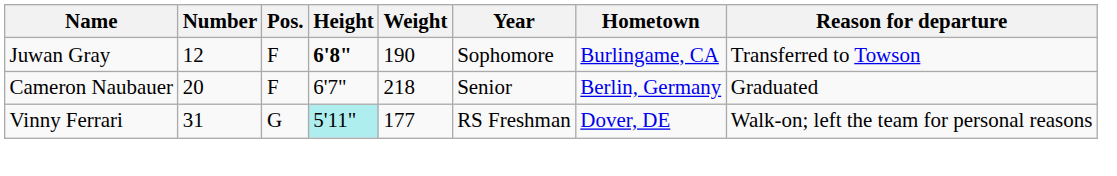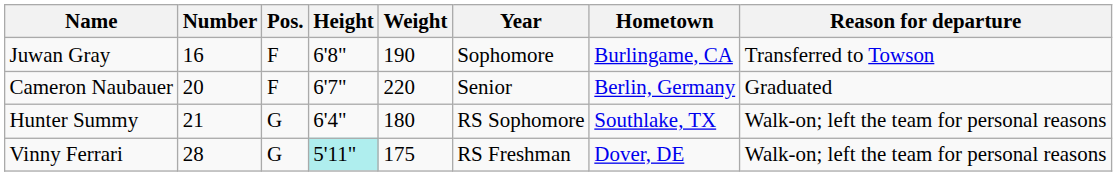(193, 54) 12 -> (193, 54) 16
(332, 54) bold -> (330, 54) normal
(399, 87) 218 -> (399, 87) 220
+ row: (74, 120)
(193, 120) 31 -> (193, 154) 28
(399, 120) 177 -> (399, 154) 175
